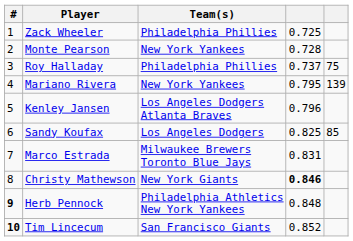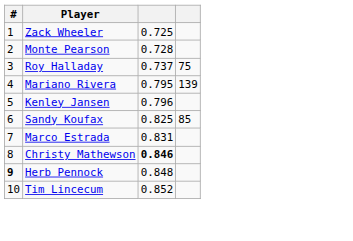- column: (212, 14)
(13, 227) bold -> (13, 190) normal
